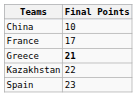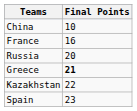(70, 41) 17 -> (70, 41) 16
+ row: (23, 56)
